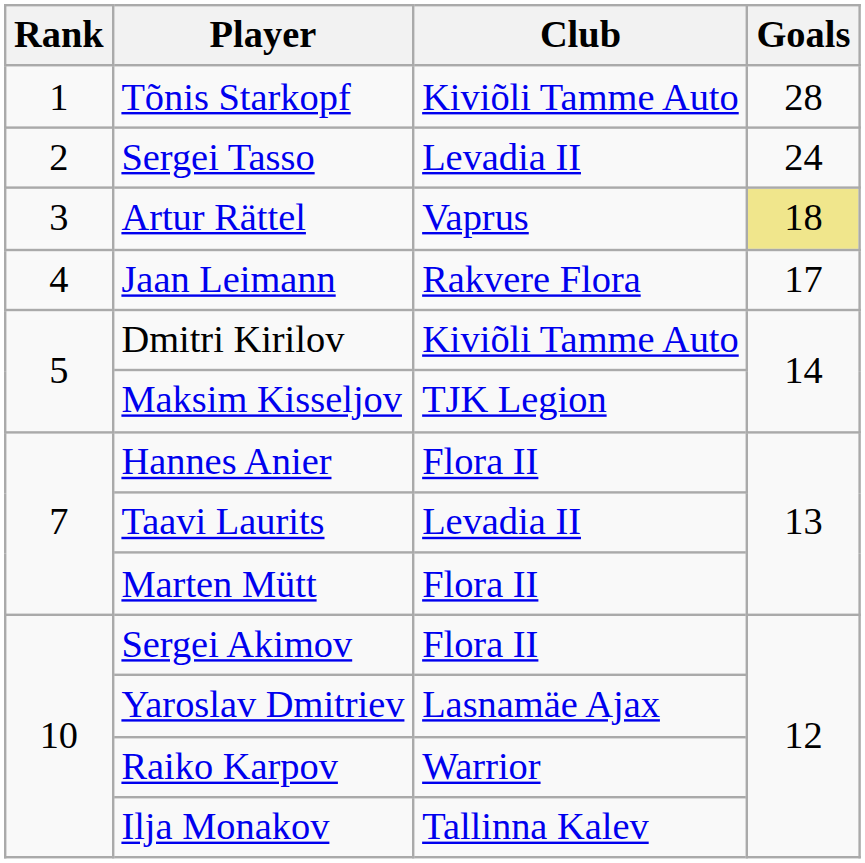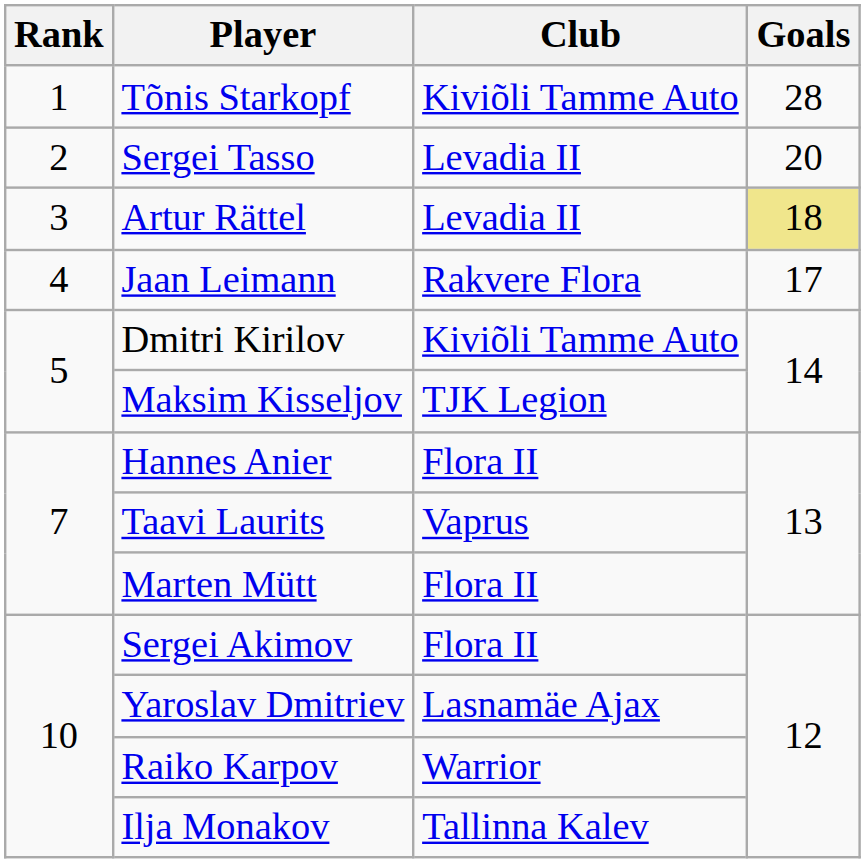(803, 156) 24 -> (803, 156) 20
(475, 217) Vaprus -> (502, 217) Levadia II
(502, 522) Levadia II -> (475, 522) Vaprus
